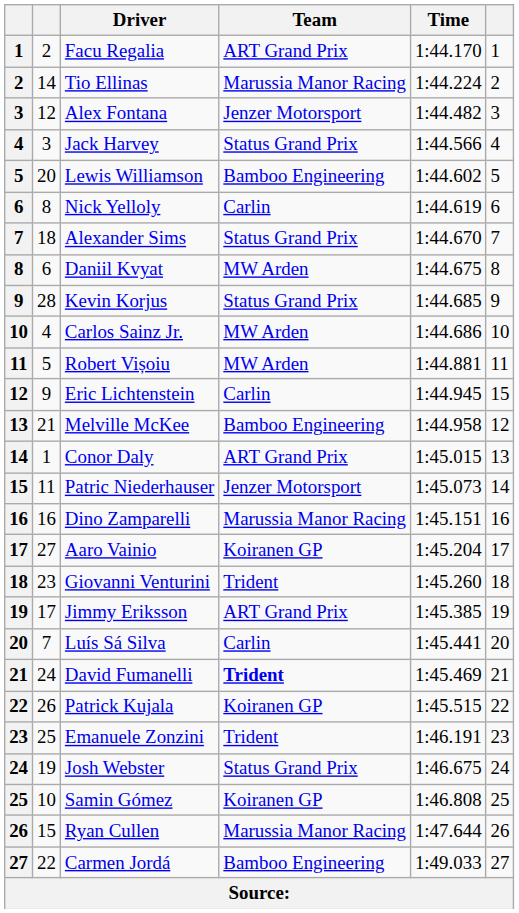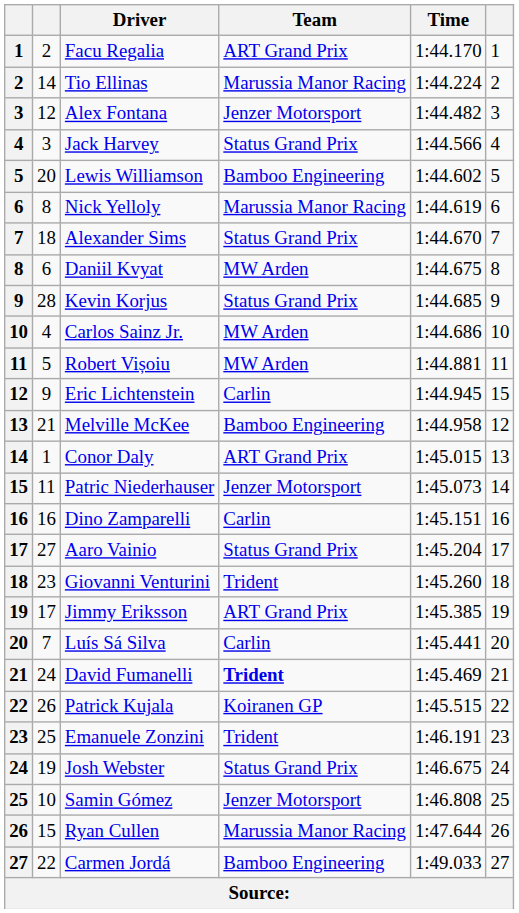(247, 206) Carlin -> (315, 206) Marussia Manor Racing
(315, 518) Marussia Manor Racing -> (247, 518) Carlin
(273, 549) Koiranen GP -> (291, 549) Status Grand Prix
(273, 799) Koiranen GP -> (292, 799) Jenzer Motorsport
